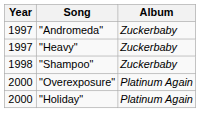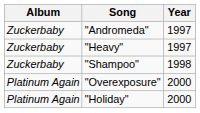columns swapped: (20, 13) <-> (157, 13)
